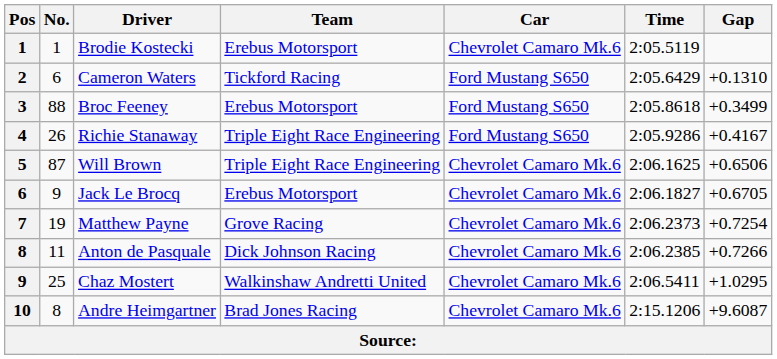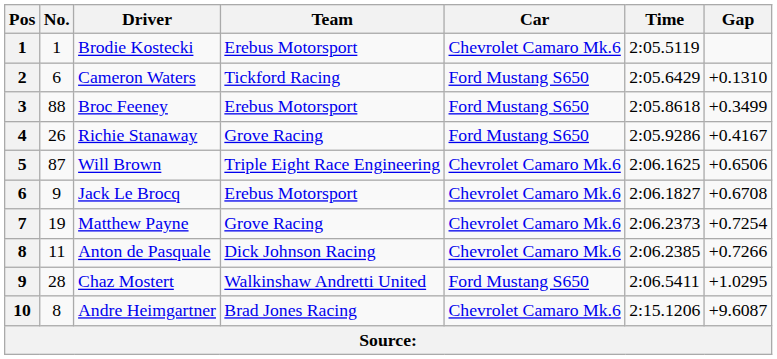(332, 135) Triple Eight Race Engineering -> (274, 135) Grove Racing
(738, 193) +0.6705 -> (738, 193) +0.6708
(57, 281) 25 -> (57, 281) 28
(535, 281) Chevrolet Camaro Mk.6 -> (519, 281) Ford Mustang S650
